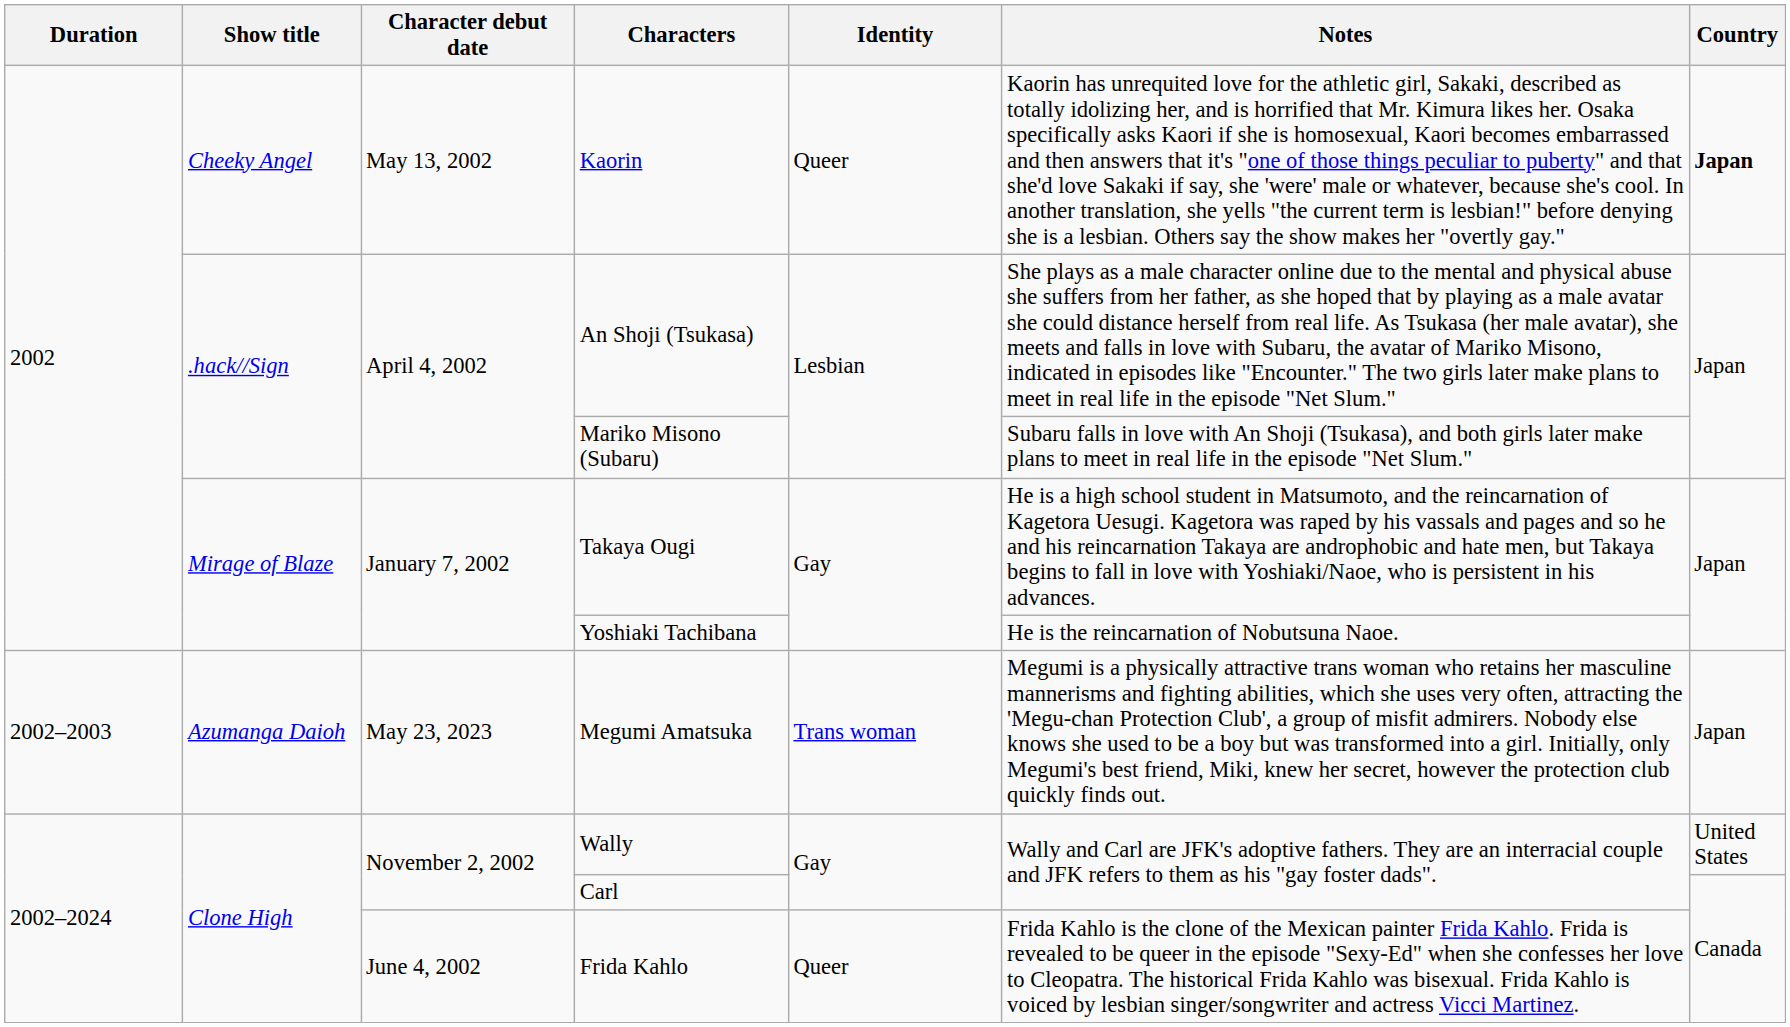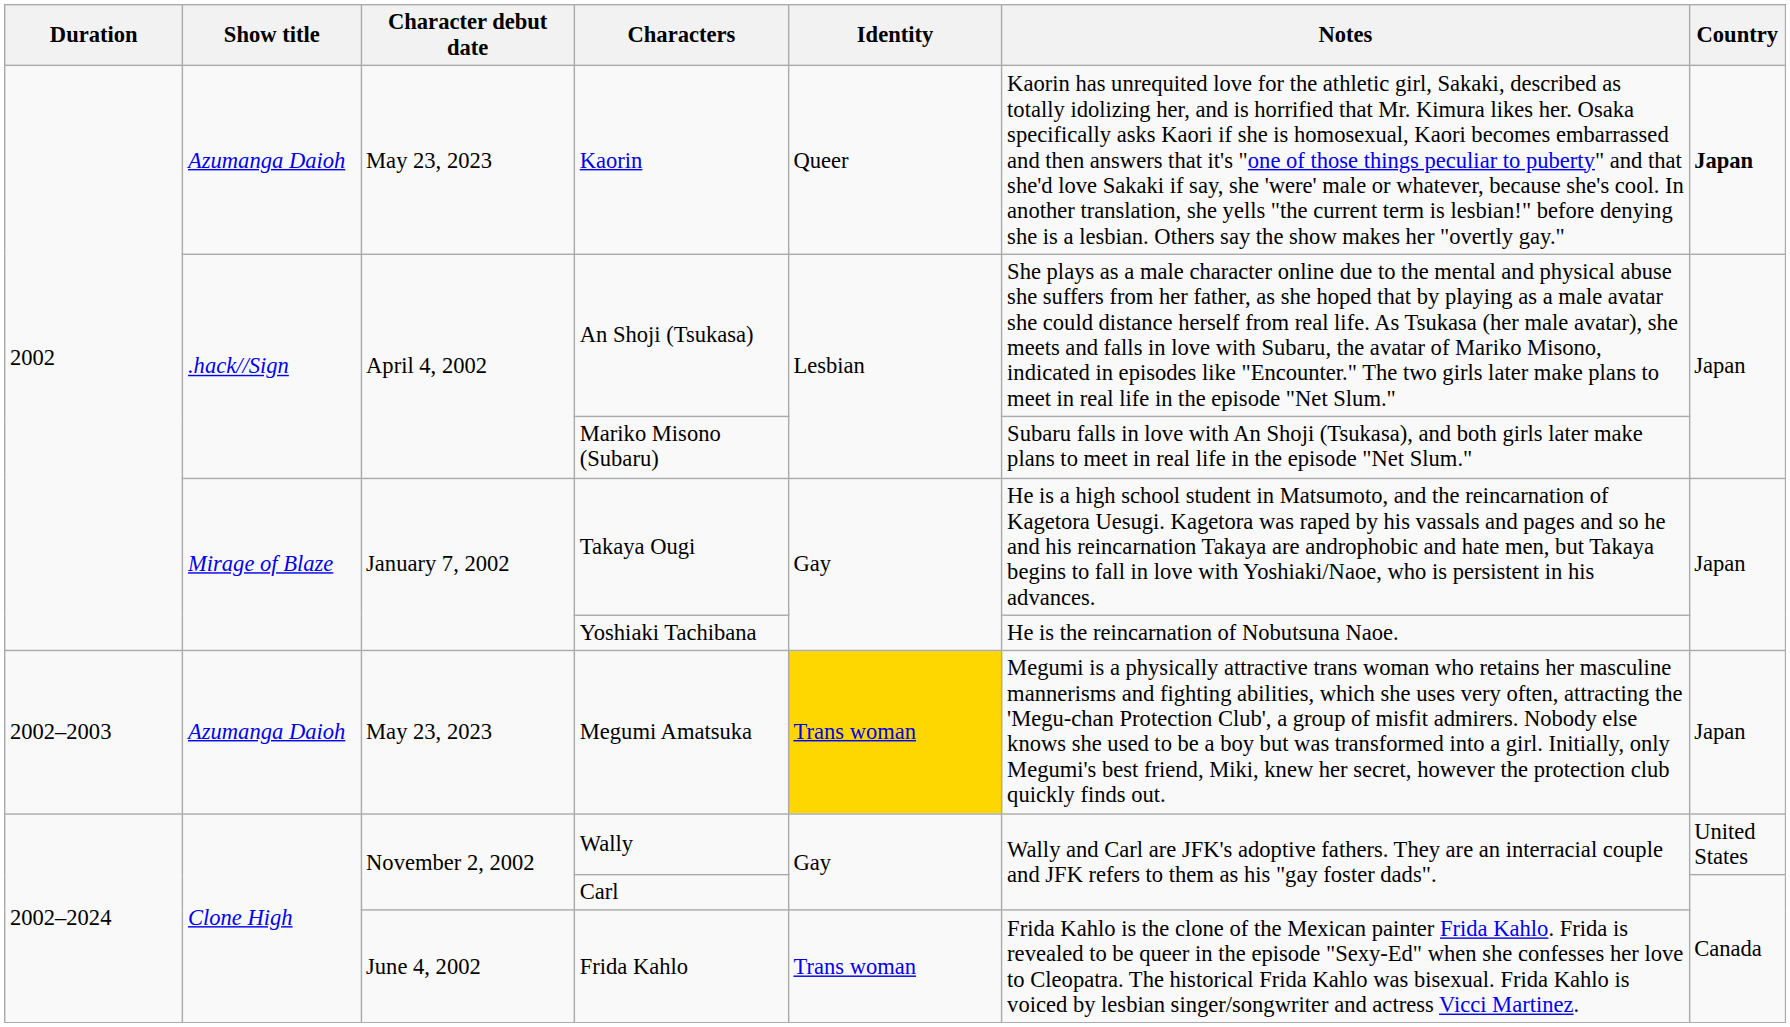(250, 159) Cheeky Angel -> (267, 159) Azumanga Daioh
(429, 159) May 13, 2002 -> (429, 159) May 23, 2023
(855, 731) no background -> (855, 731) gold background
(821, 966) Queer -> (855, 966) Trans woman
